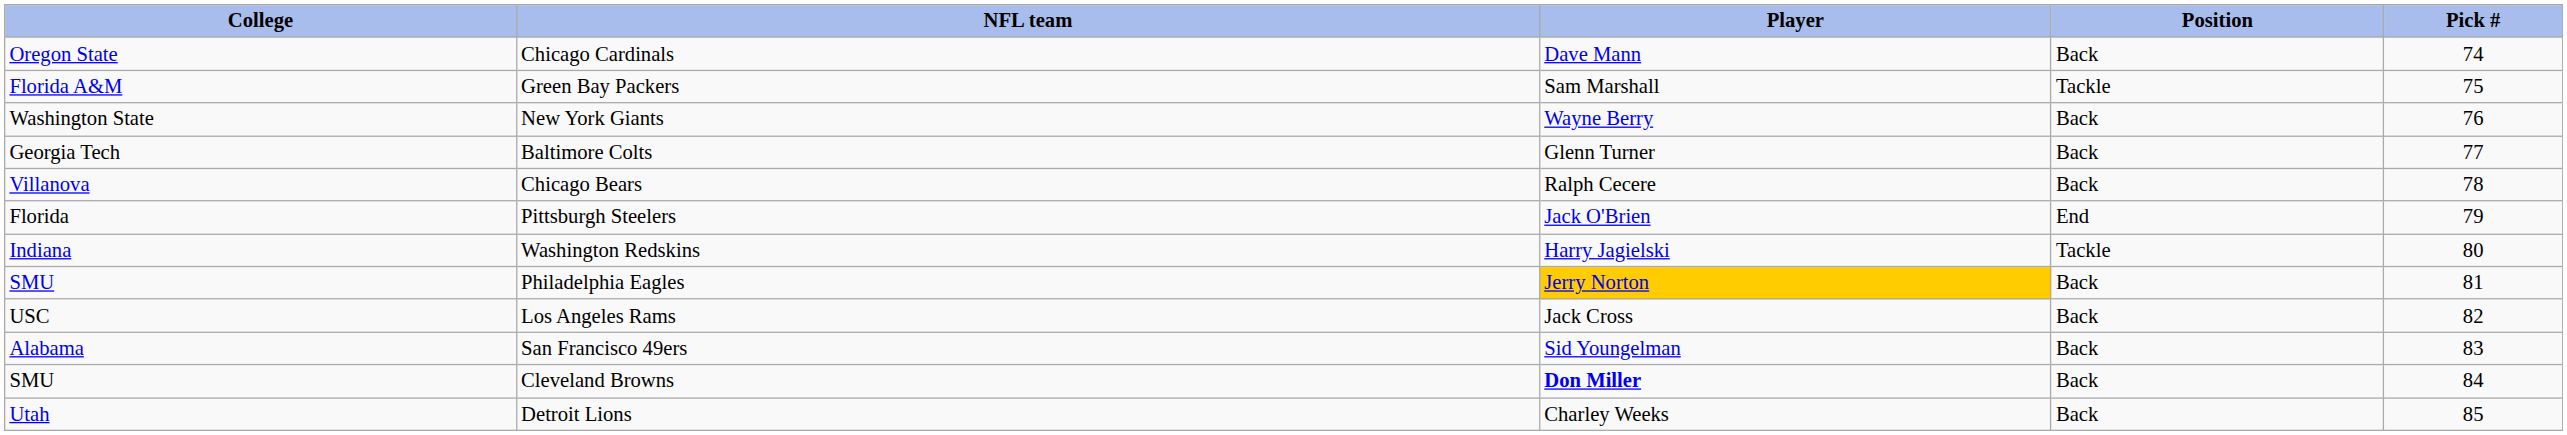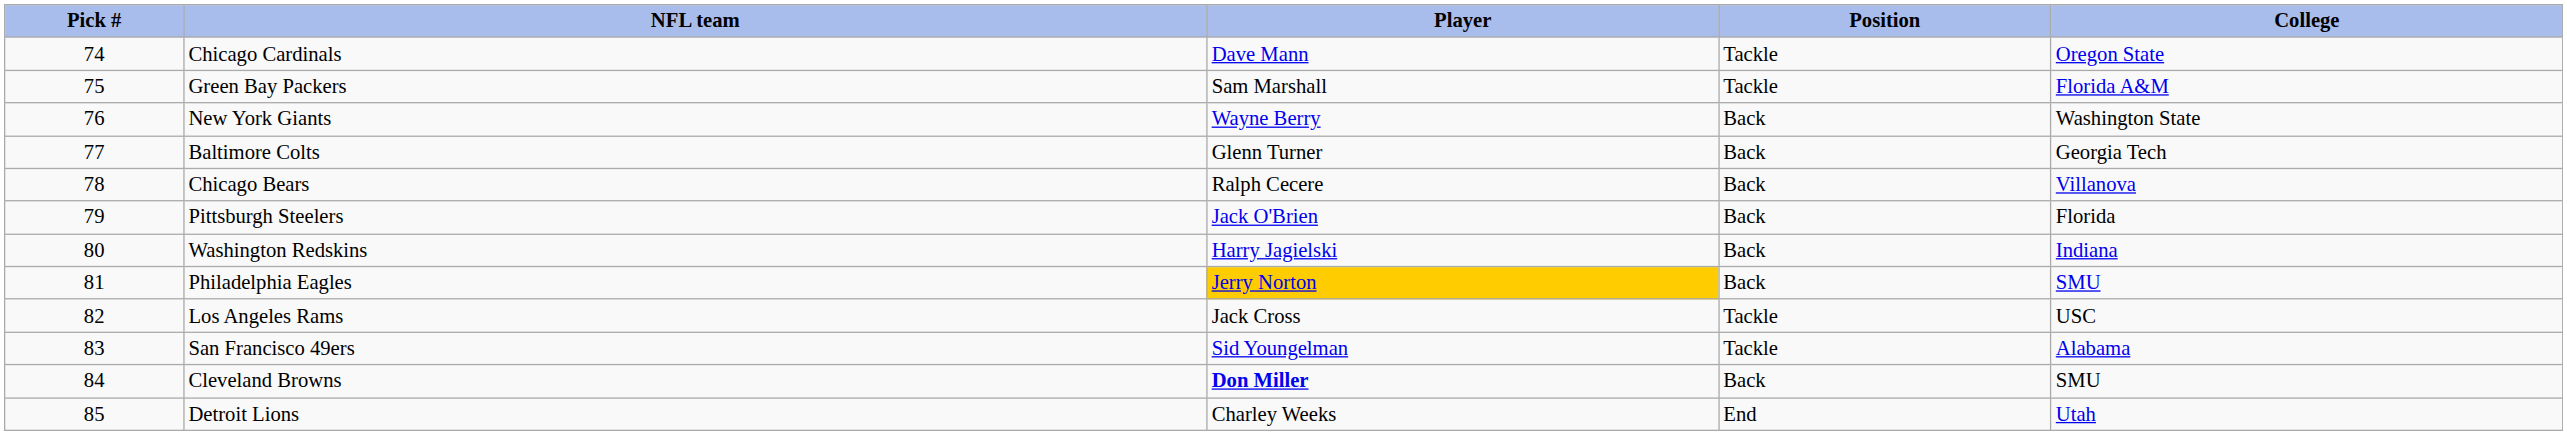columns swapped: (2473, 20) <-> (260, 20)
(2077, 53) Back -> (1751, 53) Tackle
(2073, 217) End -> (1744, 217) Back
(2083, 250) Tackle -> (1744, 250) Back
(2077, 315) Back -> (1751, 315) Tackle
(2077, 348) Back -> (1751, 348) Tackle
(2077, 413) Back -> (1740, 413) End
